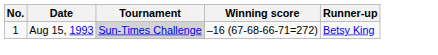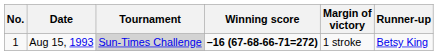+ column: (347, 19)
(262, 30) normal -> (262, 42) bold
